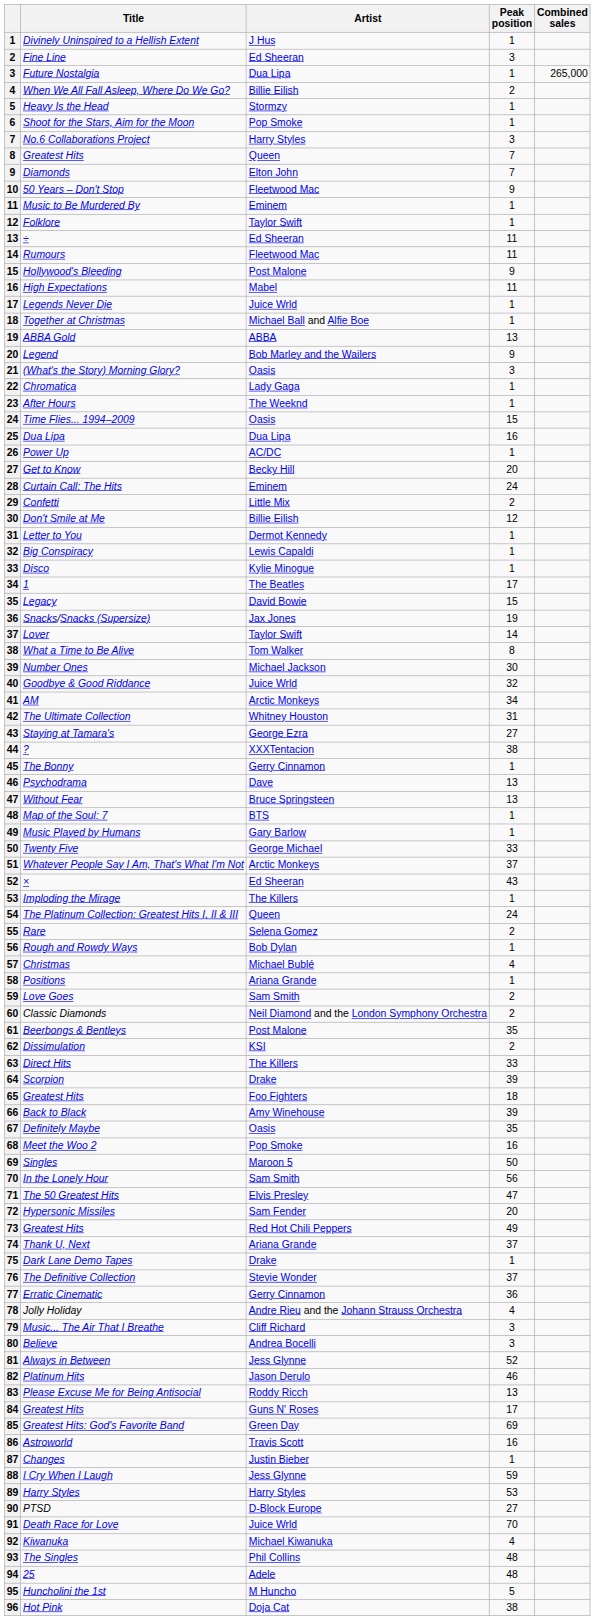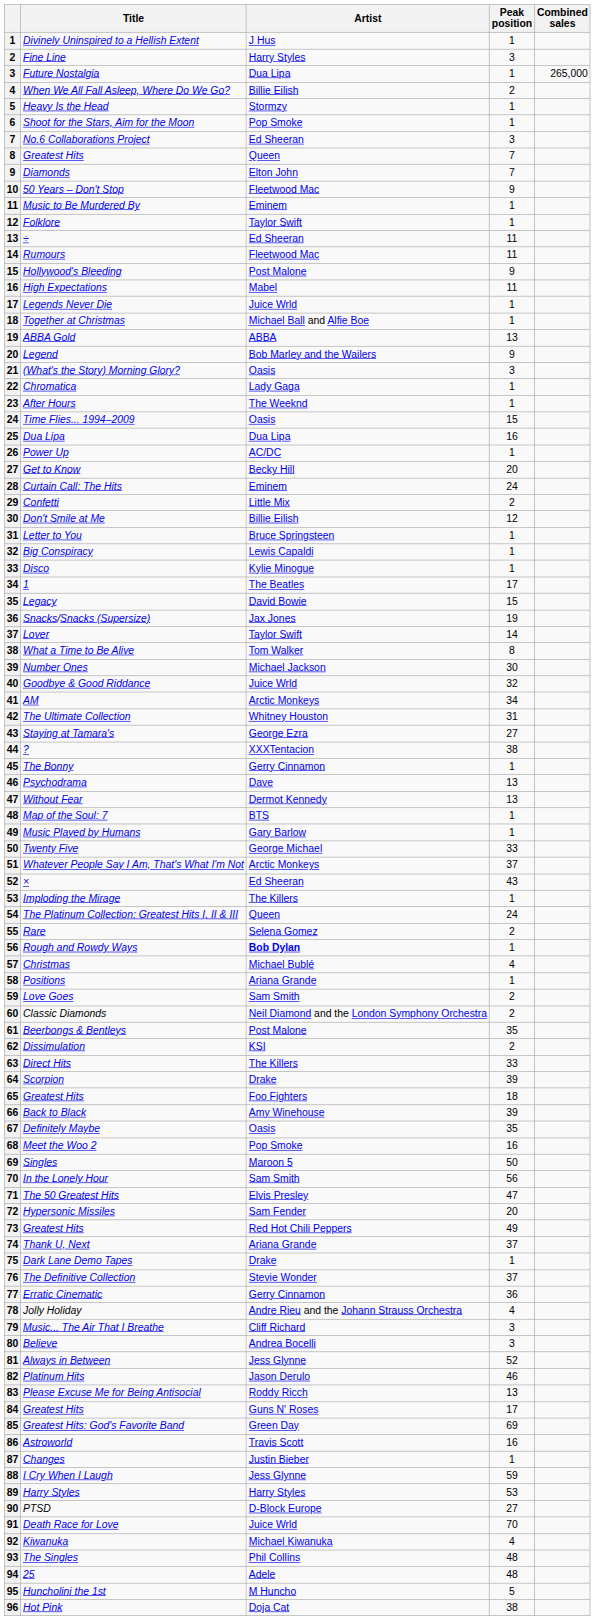(276, 57) Ed Sheeran -> (277, 57) Harry Styles
(277, 139) Harry Styles -> (276, 139) Ed Sheeran
(288, 535) Dermot Kennedy -> (292, 535) Bruce Springsteen
(292, 799) Bruce Springsteen -> (288, 799) Dermot Kennedy
(273, 948) normal -> (275, 948) bold
